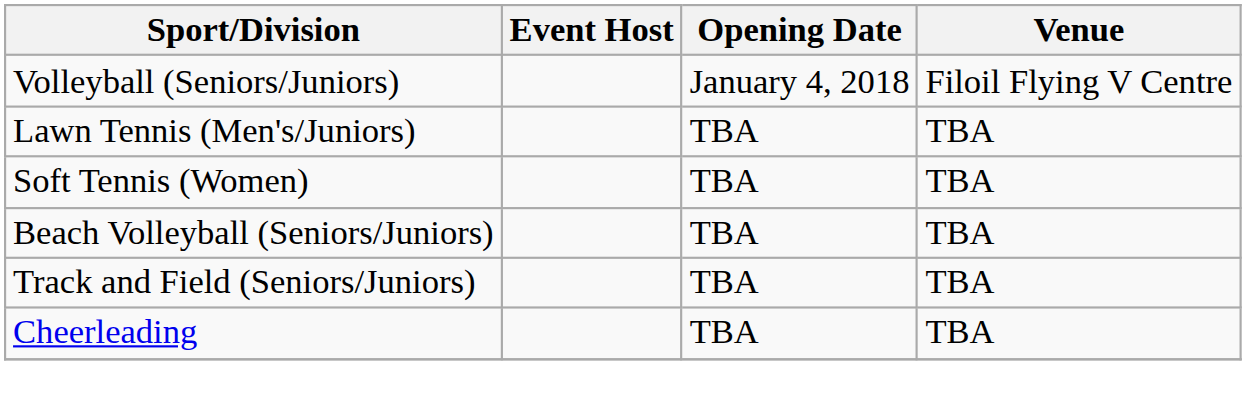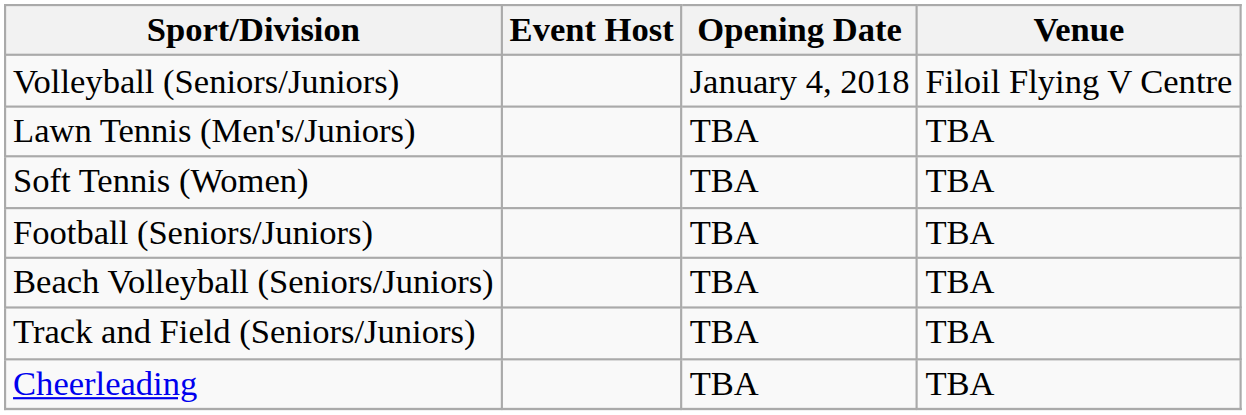+ row: (193, 231)
